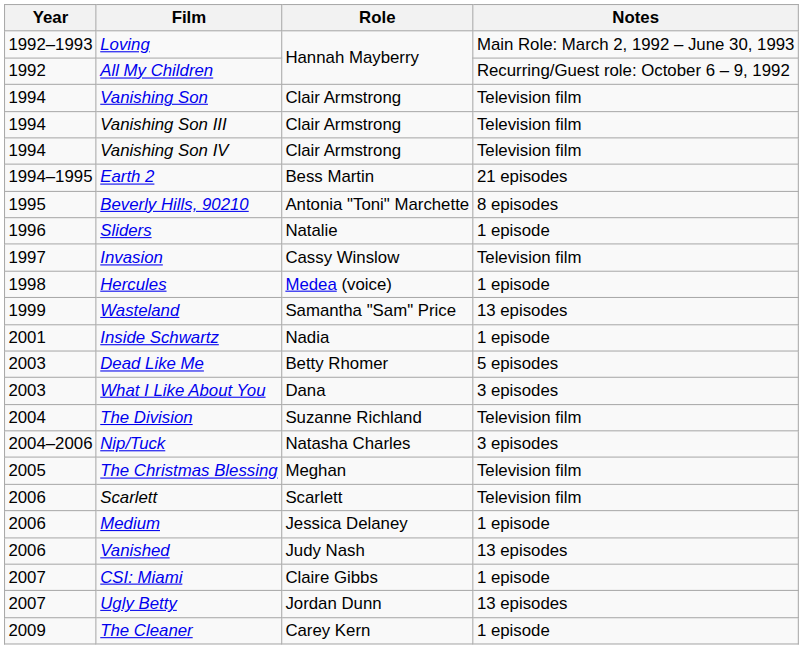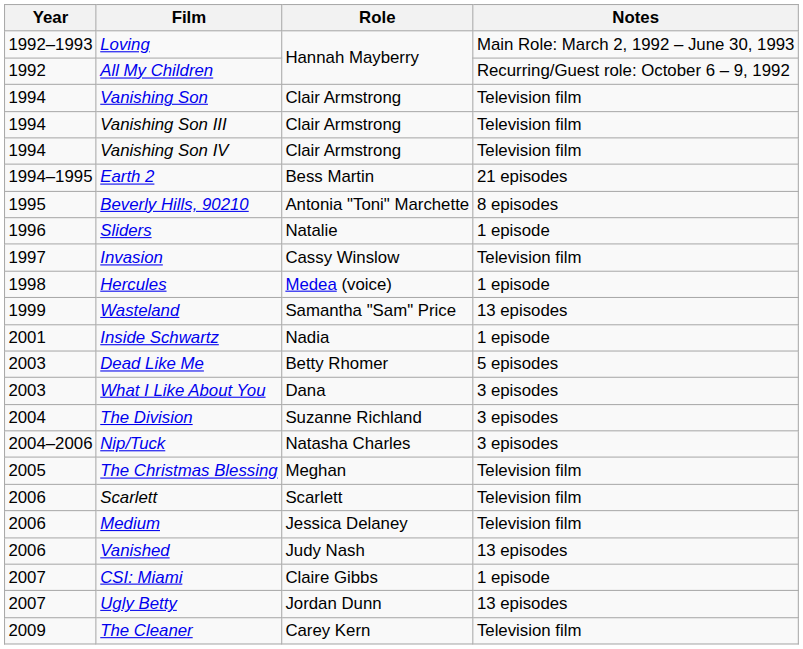(529, 417) Television film -> (518, 417) 3 episodes
(513, 524) 1 episode -> (529, 524) Television film
(513, 630) 1 episode -> (529, 630) Television film
